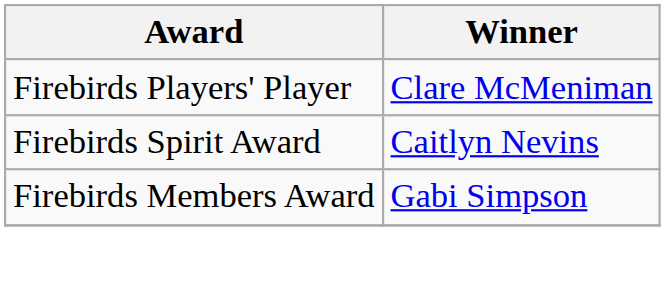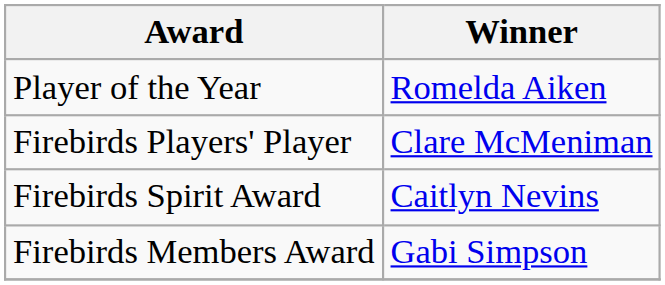+ row: (137, 86)
